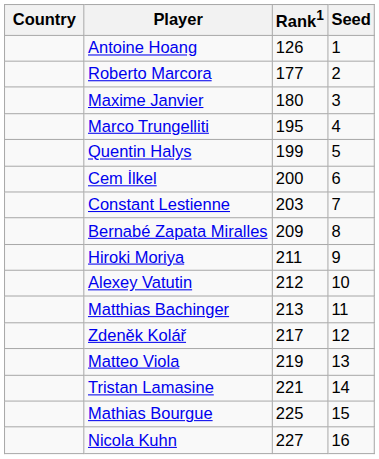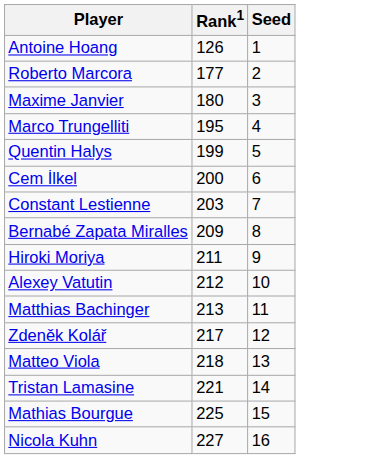- column: (44, 19)
(290, 361) 219 -> (210, 361) 218
